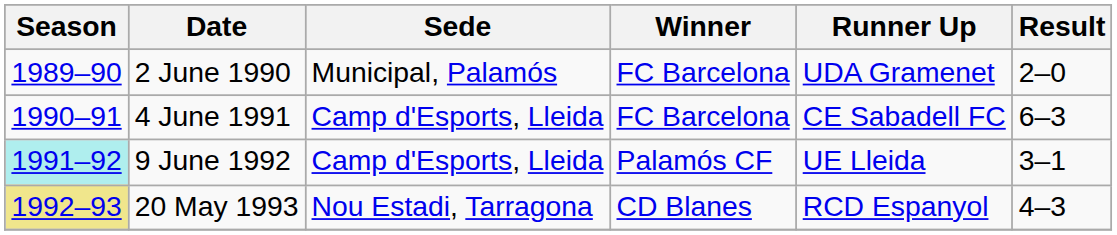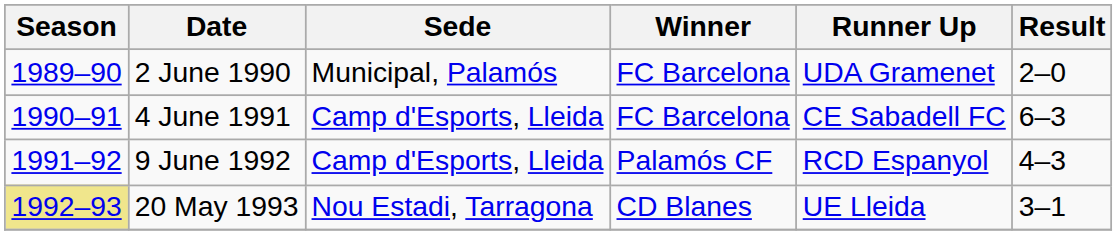(67, 161) paleturquoise background -> (67, 161) no background
(864, 161) UE Lleida -> (896, 161) RCD Espanyol
(1042, 161) 3–1 -> (1042, 161) 4–3
(896, 206) RCD Espanyol -> (864, 206) UE Lleida
(1042, 206) 4–3 -> (1042, 206) 3–1
